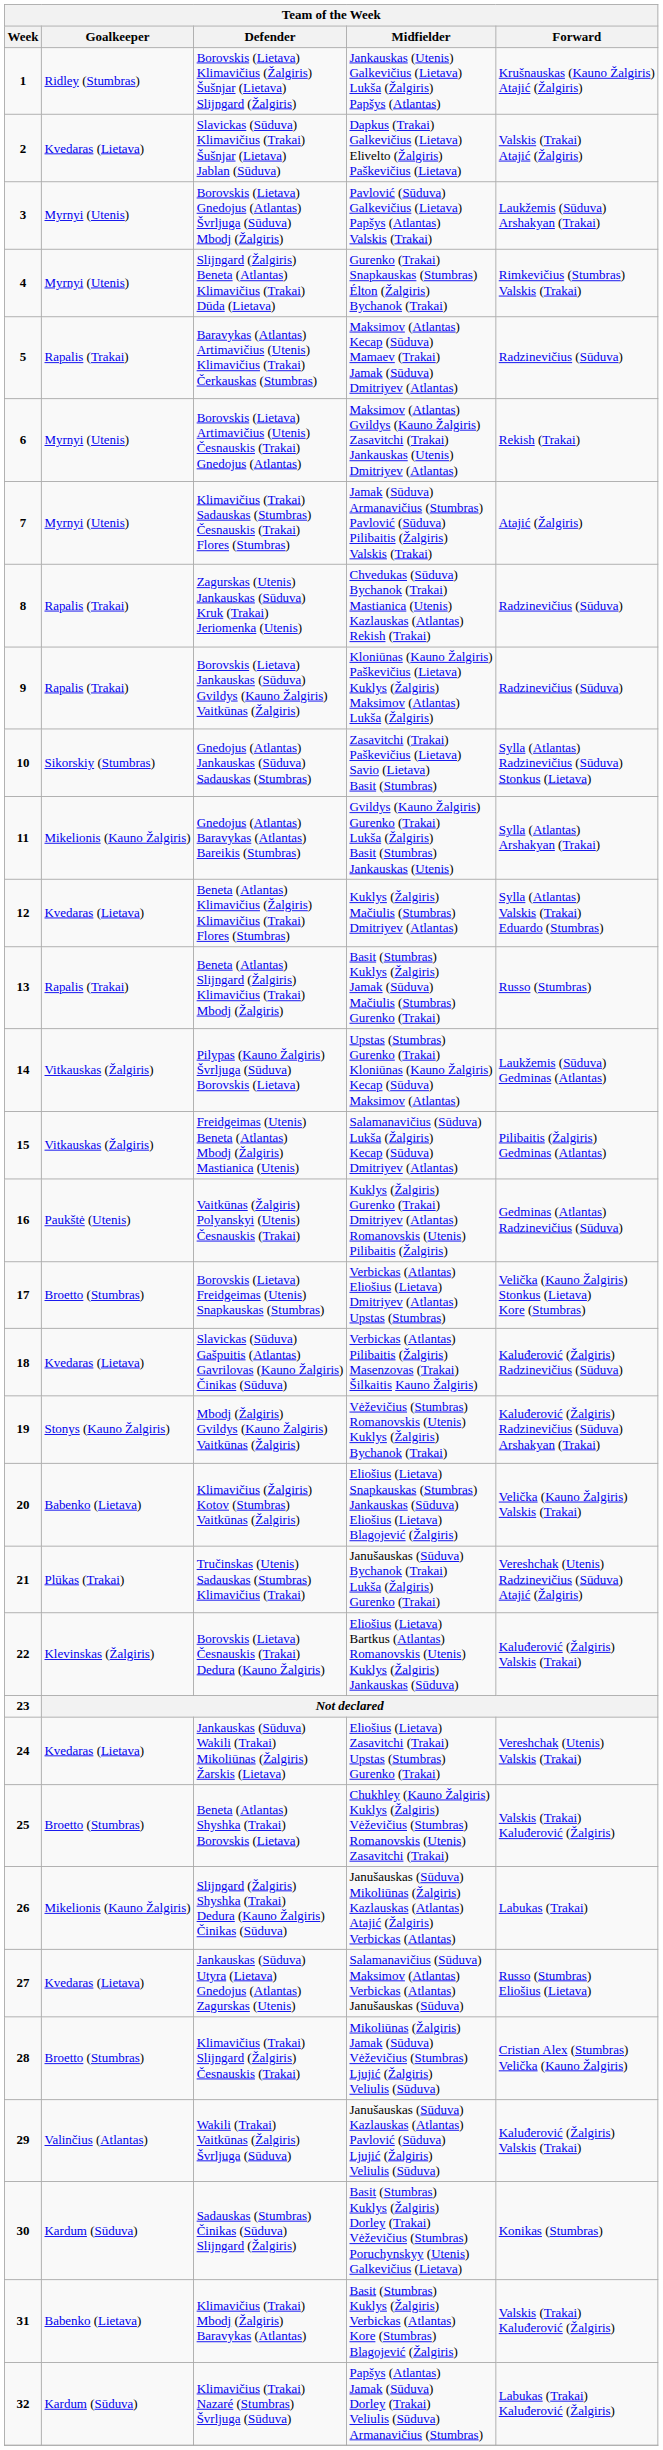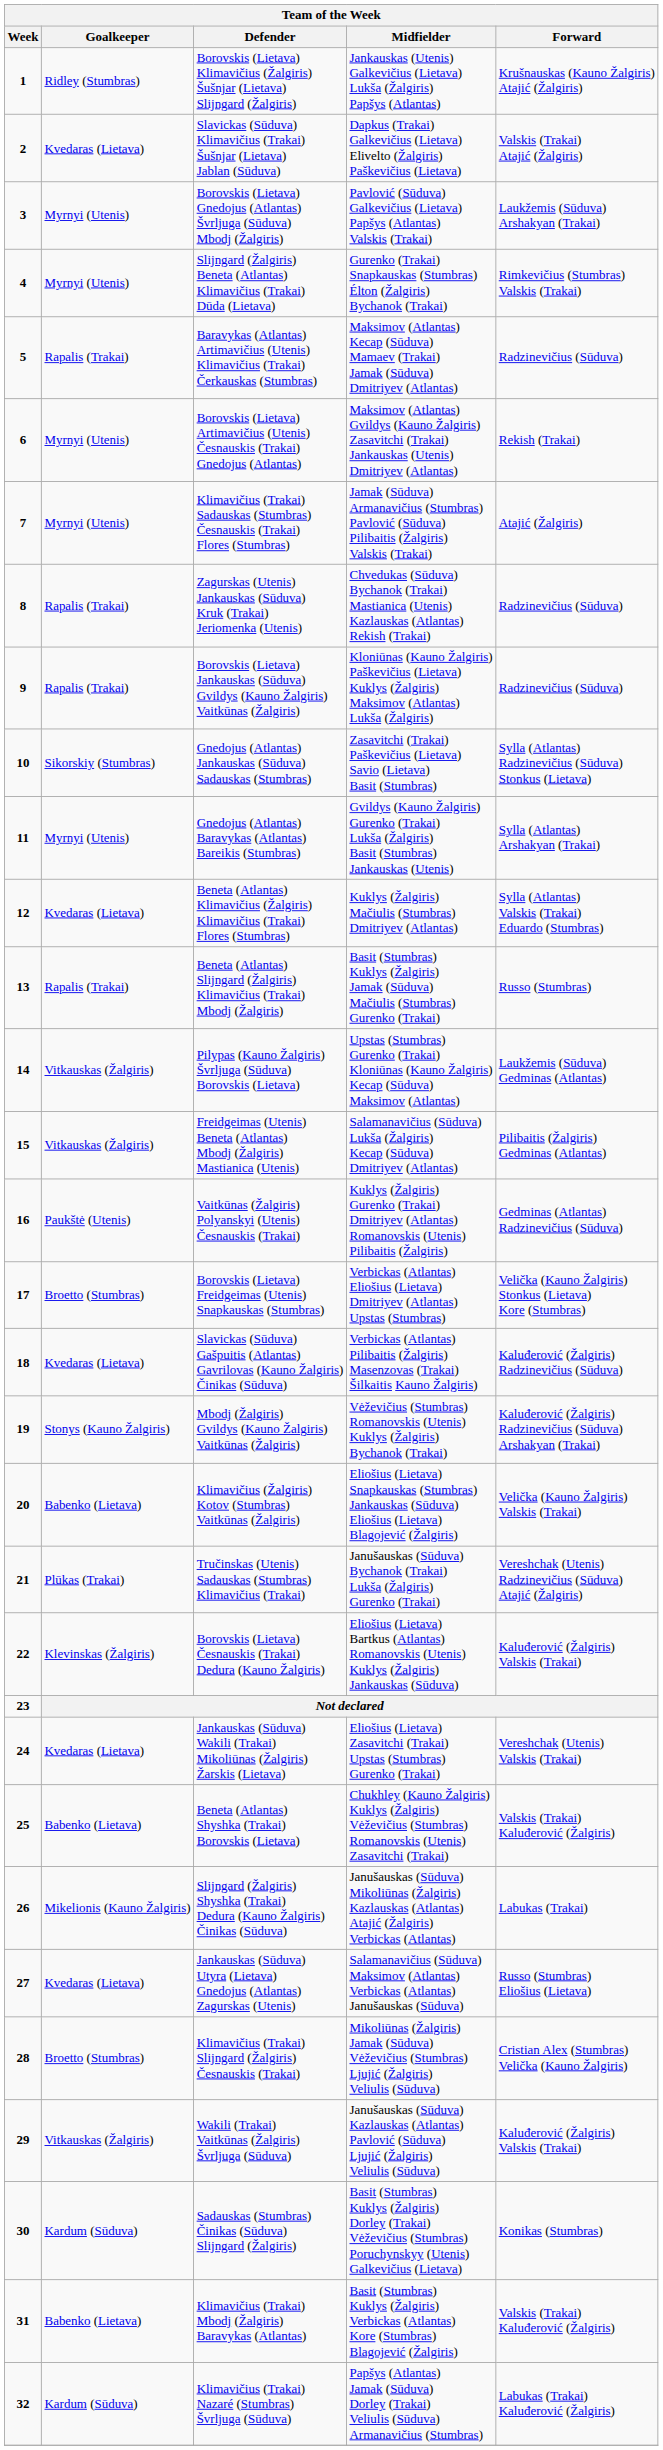(118, 838) Mikelionis (Kauno Žalgiris) -> (87, 838) Myrnyi (Utenis)
(94, 1825) Broetto (Stumbras) -> (93, 1825) Babenko (Lietava)
(96, 2140) Valinčius (Atlantas) -> (99, 2140) Vitkauskas (Žalgiris)
